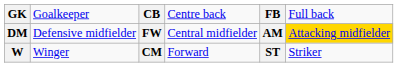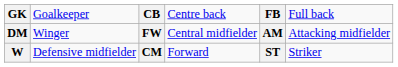(85, 33) Defensive midfielder -> (51, 33) Winger
(339, 33) gold background -> (339, 33) no background
(51, 52) Winger -> (85, 52) Defensive midfielder
